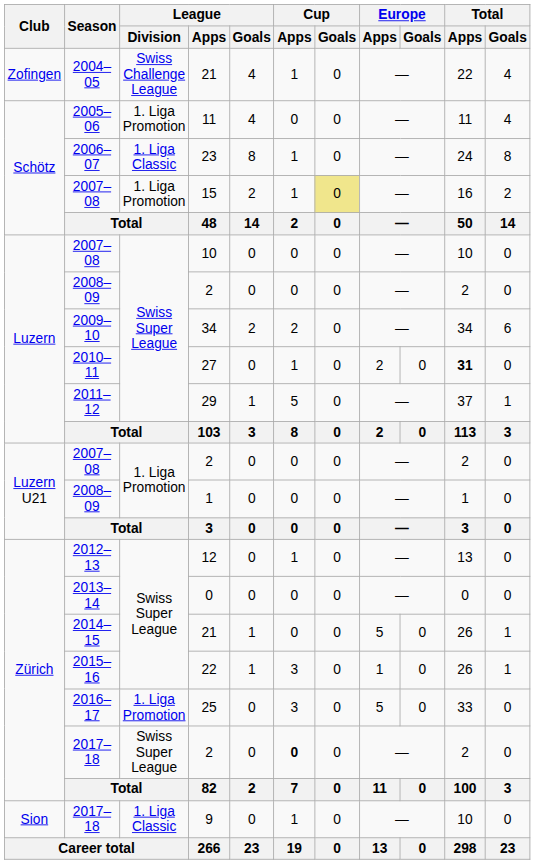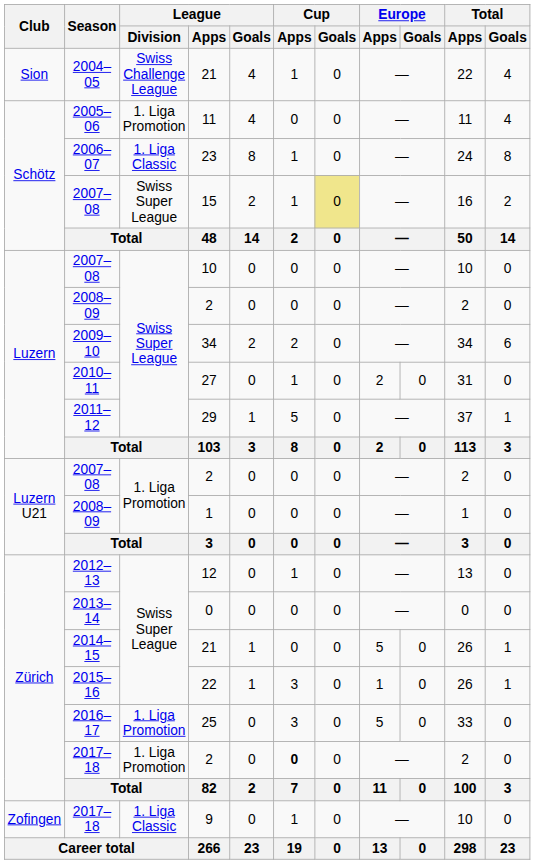(34, 74) Zofingen -> (34, 74) Sion
(154, 194) 1. Liga Promotion -> (154, 201) Swiss Super League
(465, 365) bold -> (465, 380) normal
(154, 752) Swiss Super League -> (154, 760) 1. Liga Promotion
(34, 819) Sion -> (34, 819) Zofingen
